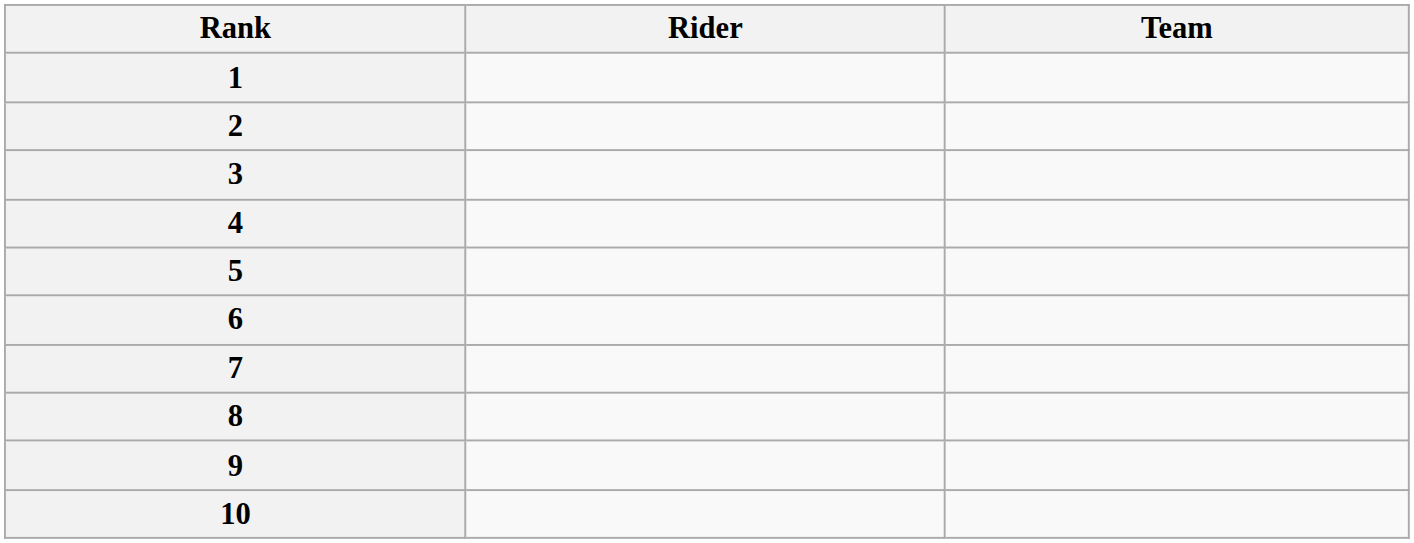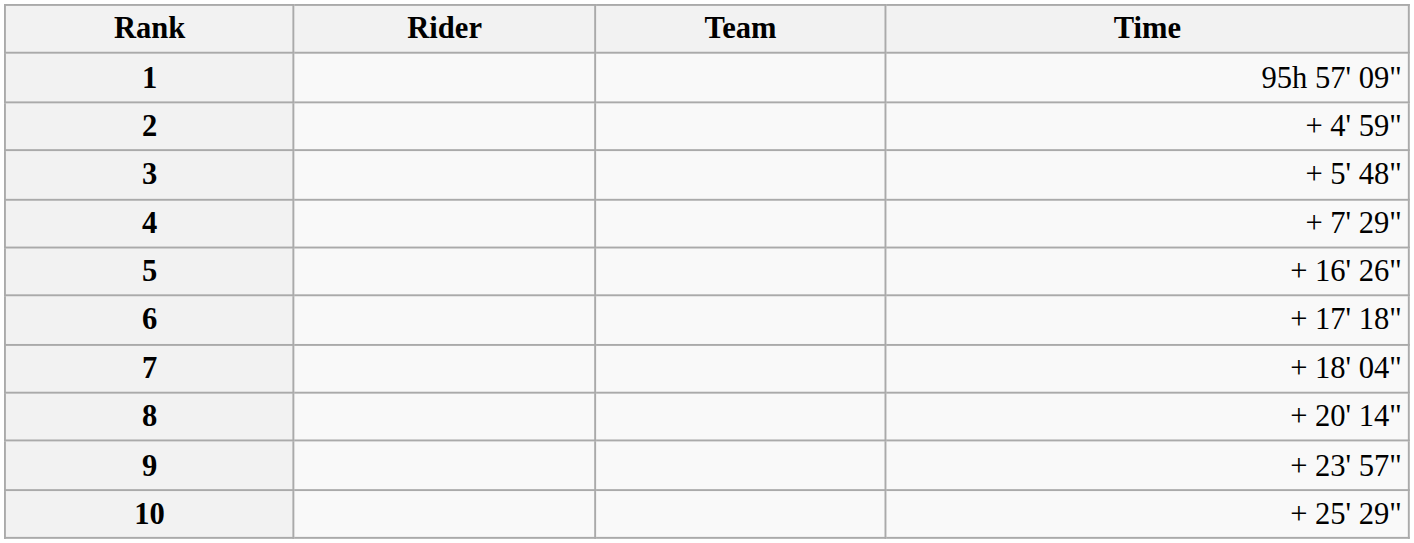+ column: (1147, 28)
